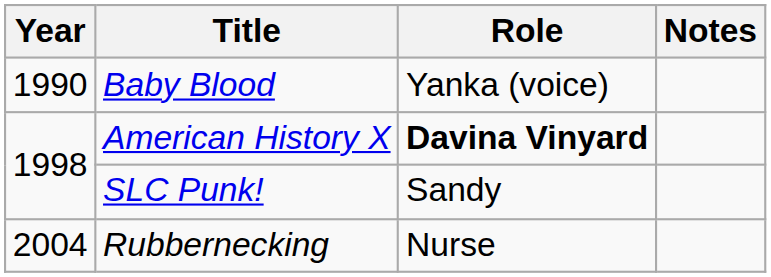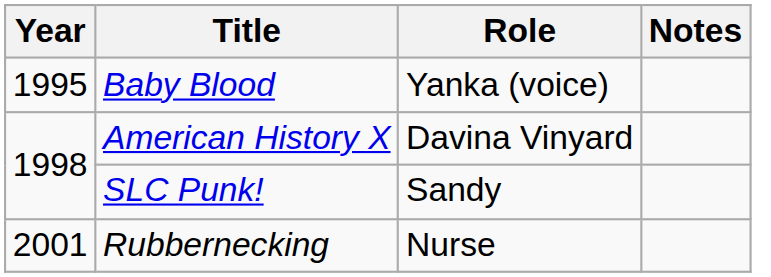(50, 84) 1990 -> (50, 84) 1995
(527, 137) bold -> (520, 137) normal
(50, 244) 2004 -> (50, 244) 2001
